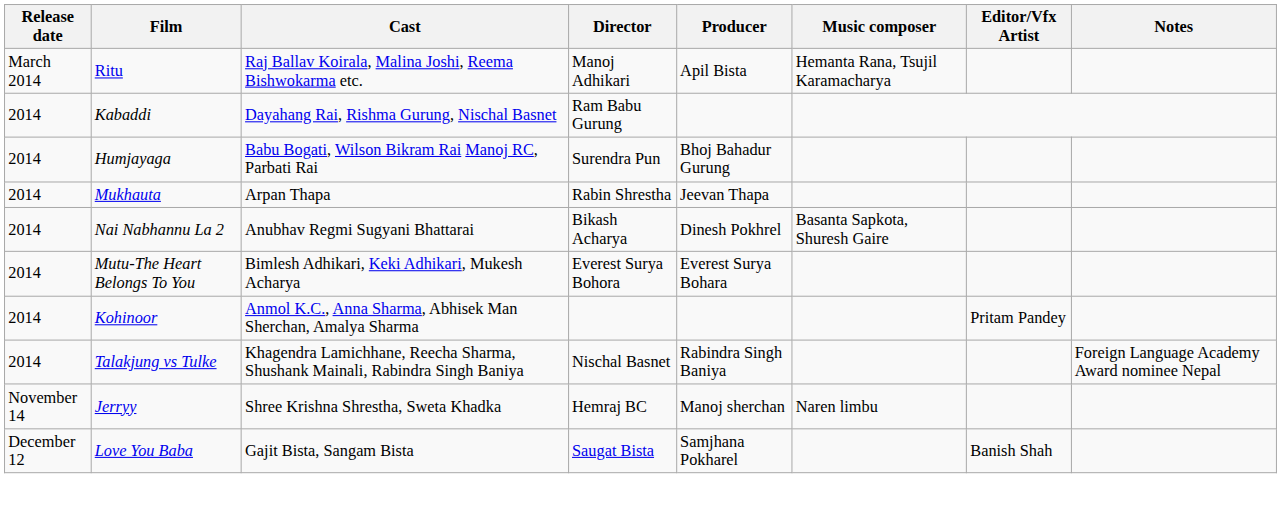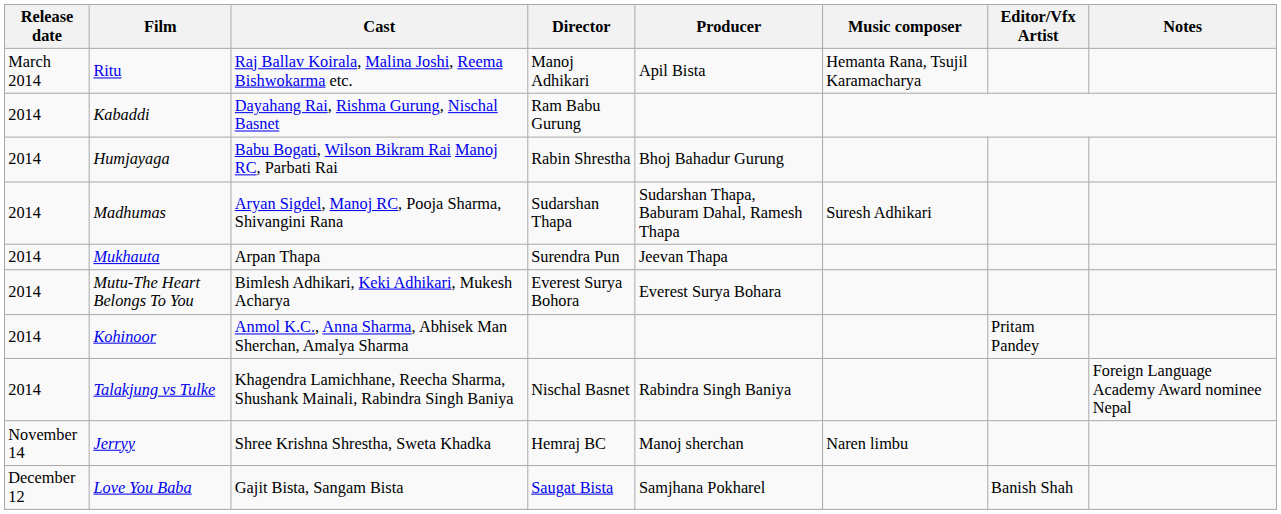(616, 159) Surendra Pun -> (581, 159) Rabin Shrestha
+ row: (130, 212)
(622, 194) Rabin Shrestha -> (575, 257) Surendra Pun
- row: (159, 229)
